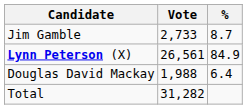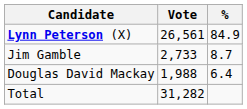rows swapped: (70, 54) <-> (44, 34)
